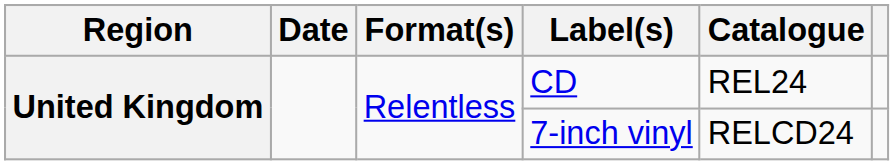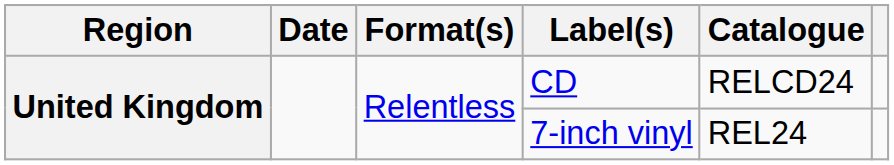(757, 81) REL24 -> (781, 81) RELCD24
(781, 133) RELCD24 -> (757, 133) REL24
